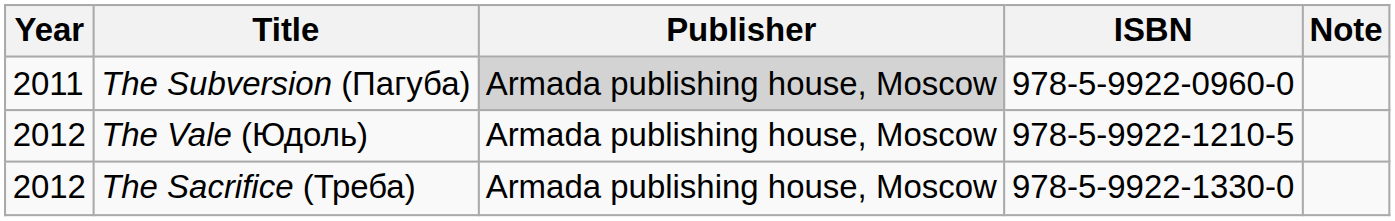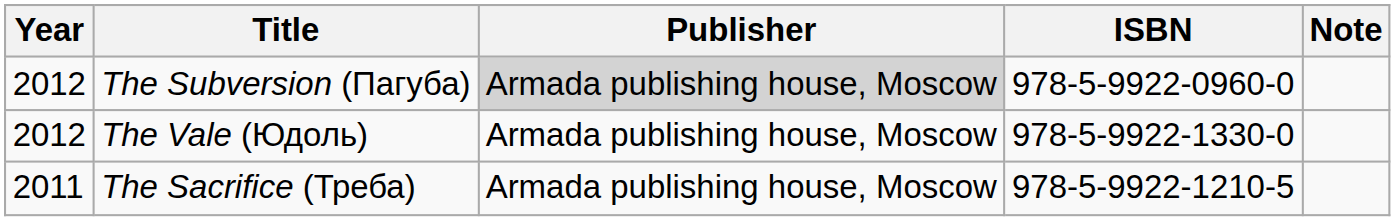(48, 82) 2011 -> (49, 82) 2012
(1153, 135) 978-5-9922-1210-5 -> (1153, 135) 978-5-9922-1330-0
(49, 187) 2012 -> (48, 187) 2011
(1153, 187) 978-5-9922-1330-0 -> (1153, 187) 978-5-9922-1210-5
